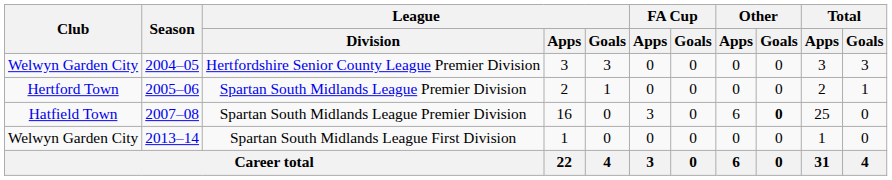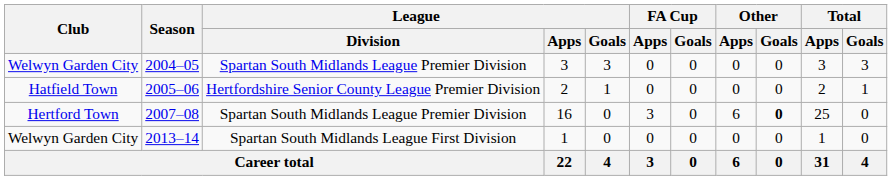(373, 65) Hertfordshire Senior County League Premier Division -> (373, 65) Spartan South Midlands League Premier Division
(73, 89) Hertford Town -> (73, 89) Hatfield Town
(373, 89) Spartan South Midlands League Premier Division -> (373, 89) Hertfordshire Senior County League Premier Division
(73, 114) Hatfield Town -> (73, 114) Hertford Town
